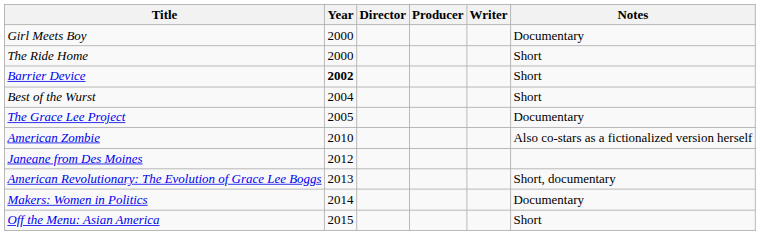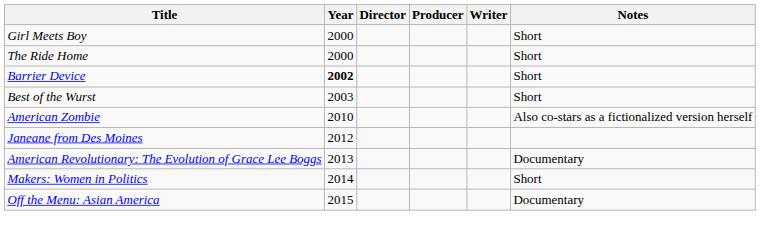(549, 35) Documentary -> (527, 35) Short
(341, 96) 2004 -> (341, 96) 2003
- row: (66, 117)
(565, 179) Short, documentary -> (549, 158) Documentary
(549, 199) Documentary -> (527, 179) Short
(527, 220) Short -> (549, 199) Documentary
